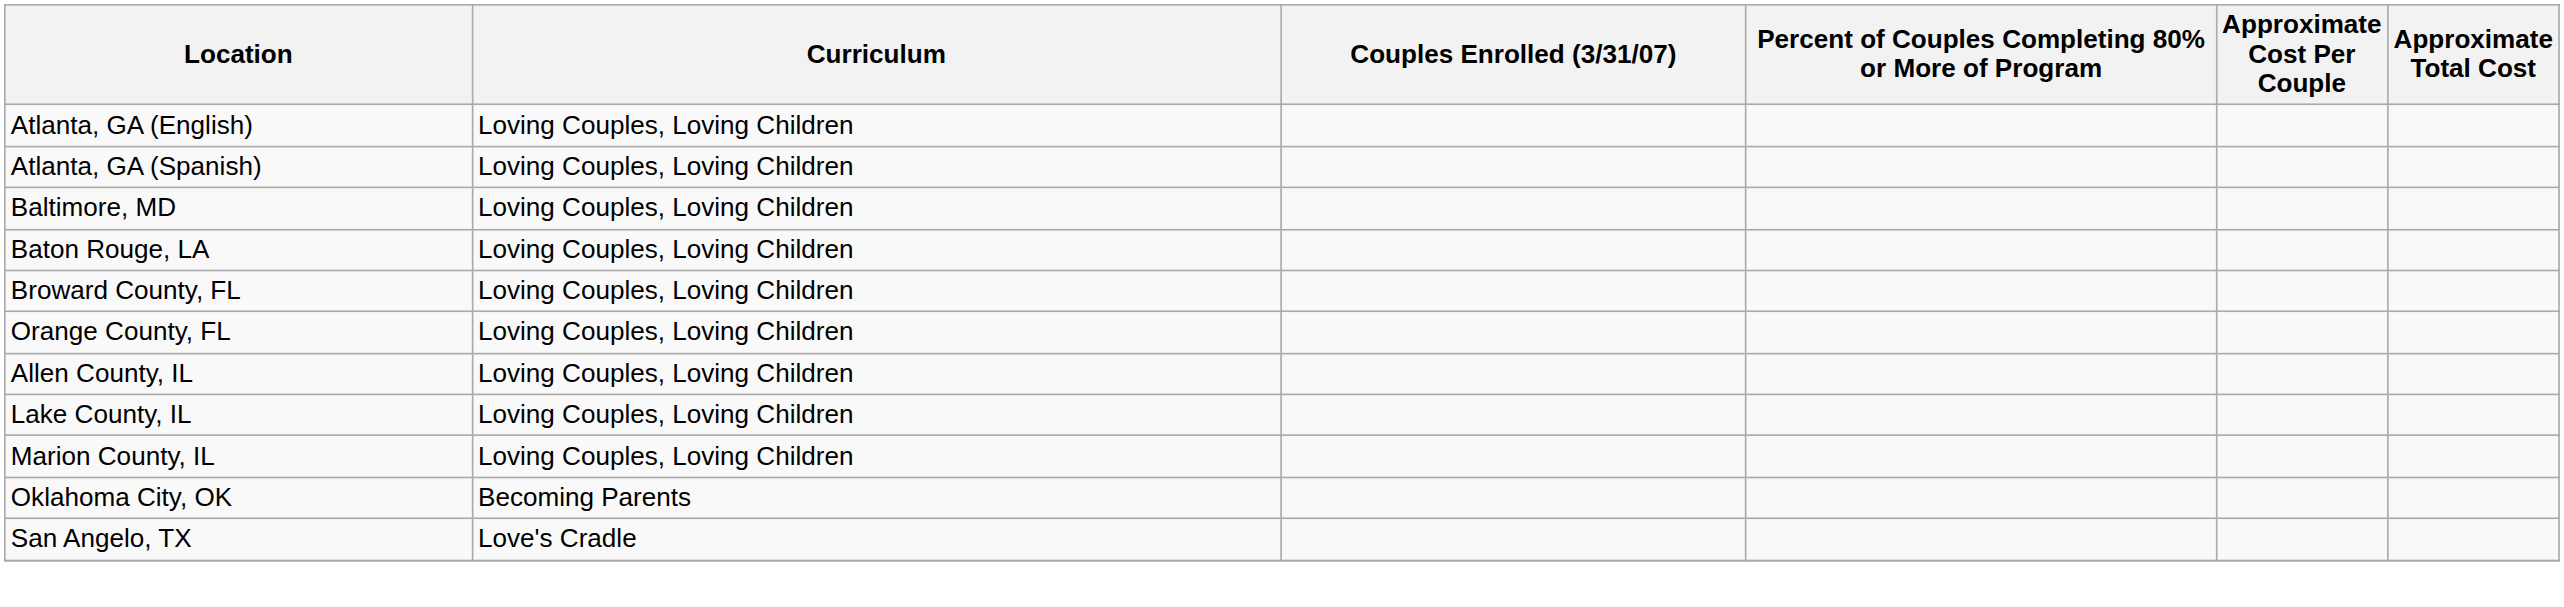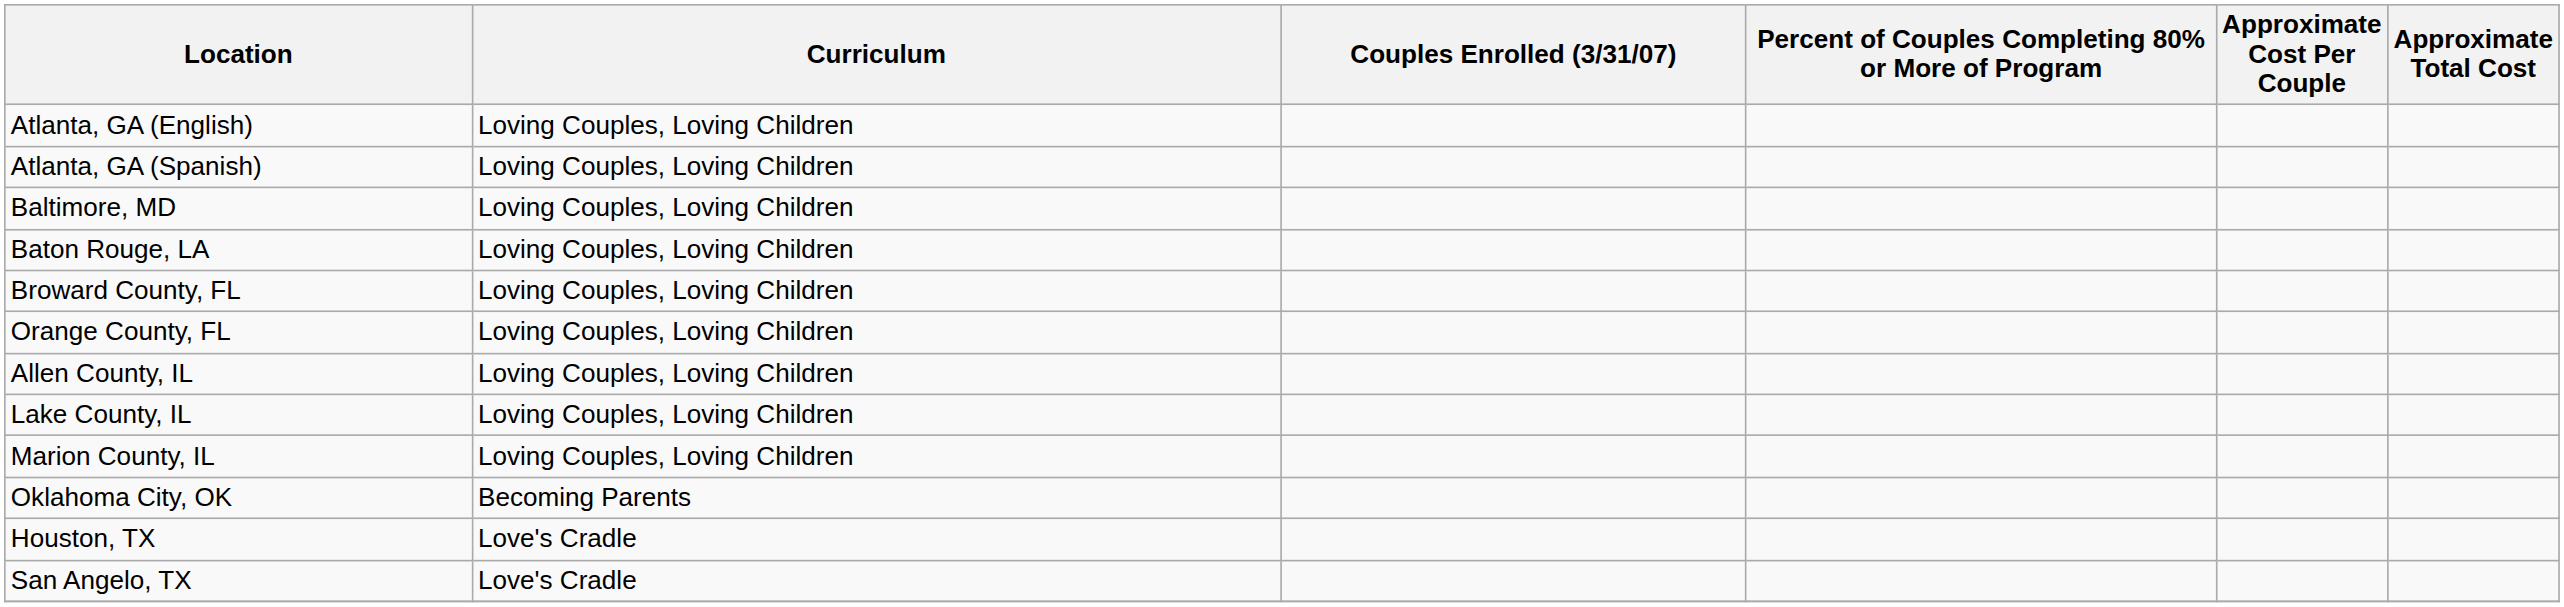+ row: (83, 538)
